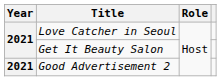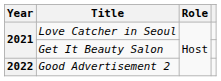(20, 67) 2021 -> (20, 67) 2022
